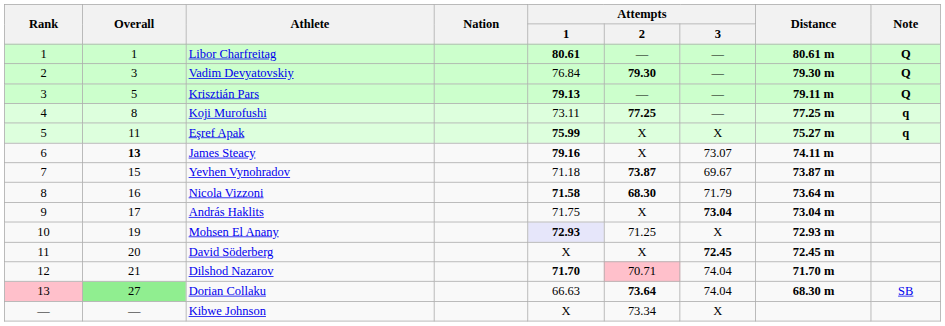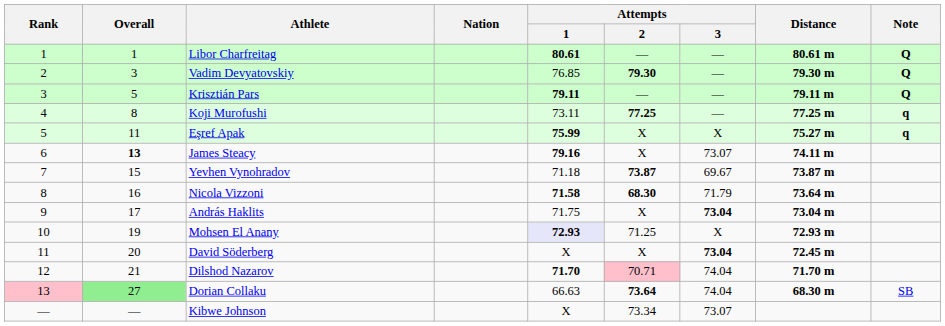(566, 73) 76.84 -> (566, 73) 76.85
(566, 93) 79.13 -> (566, 93) 79.11
(718, 251) 72.45 -> (718, 251) 73.04
(718, 311) X -> (718, 311) 73.07
